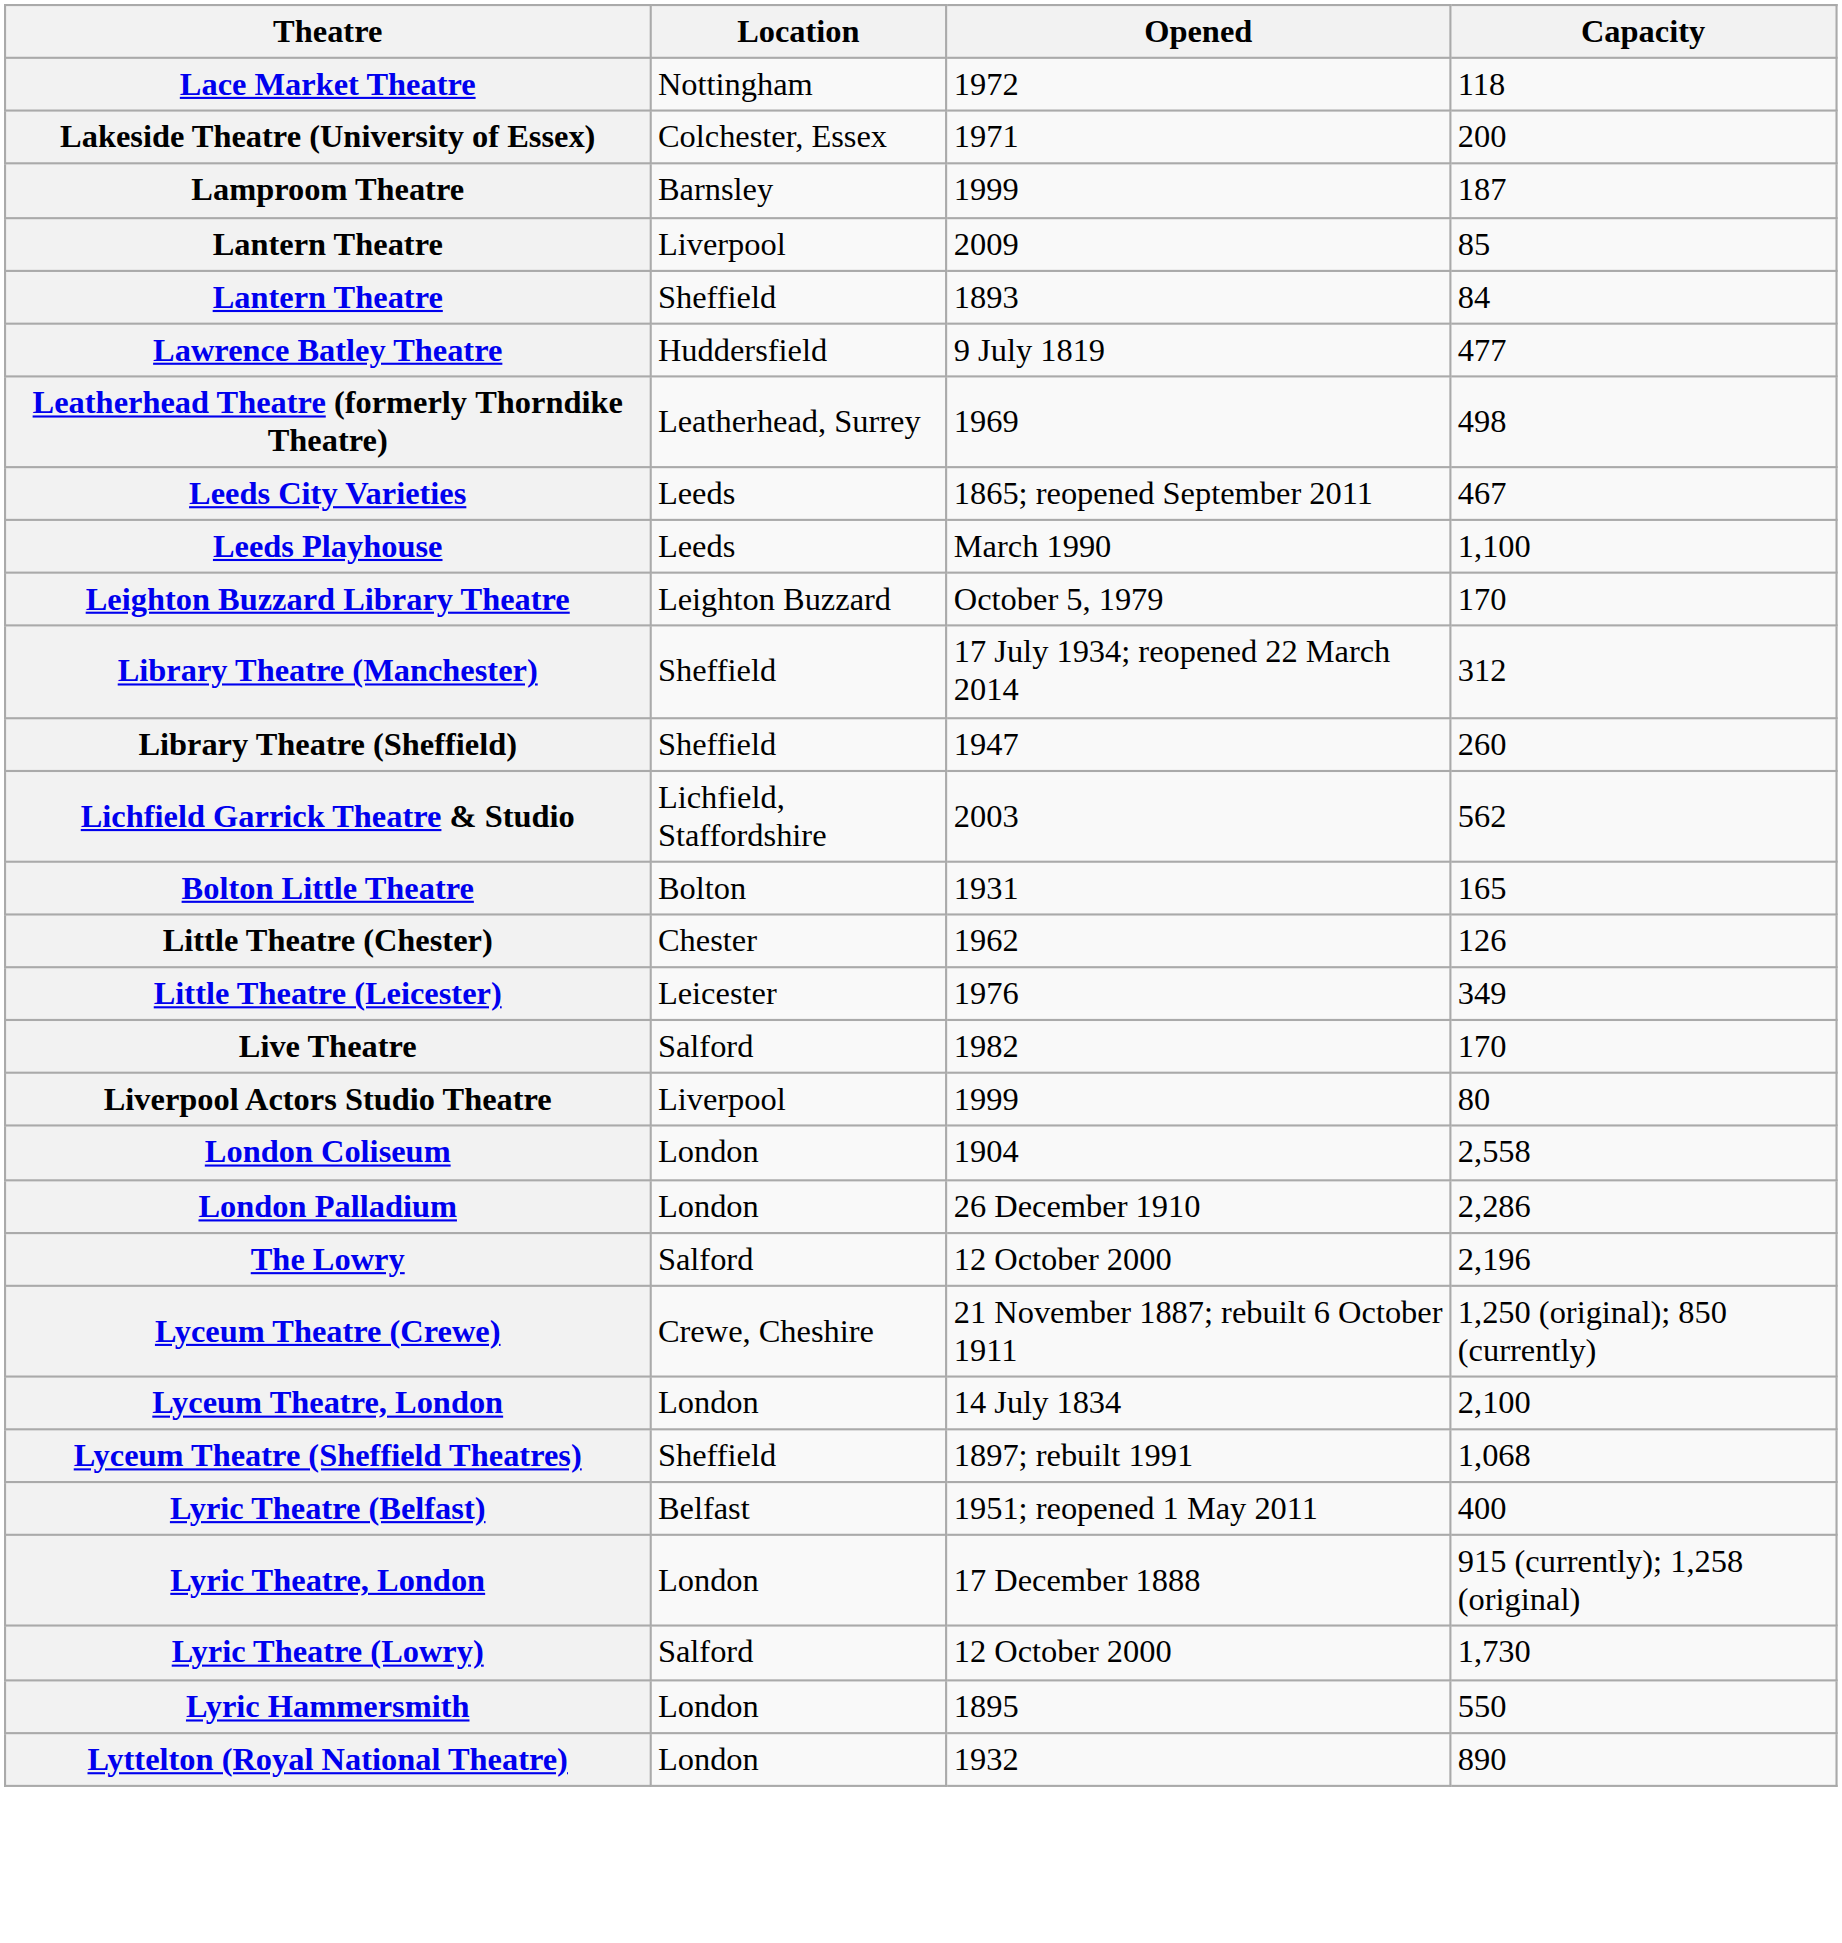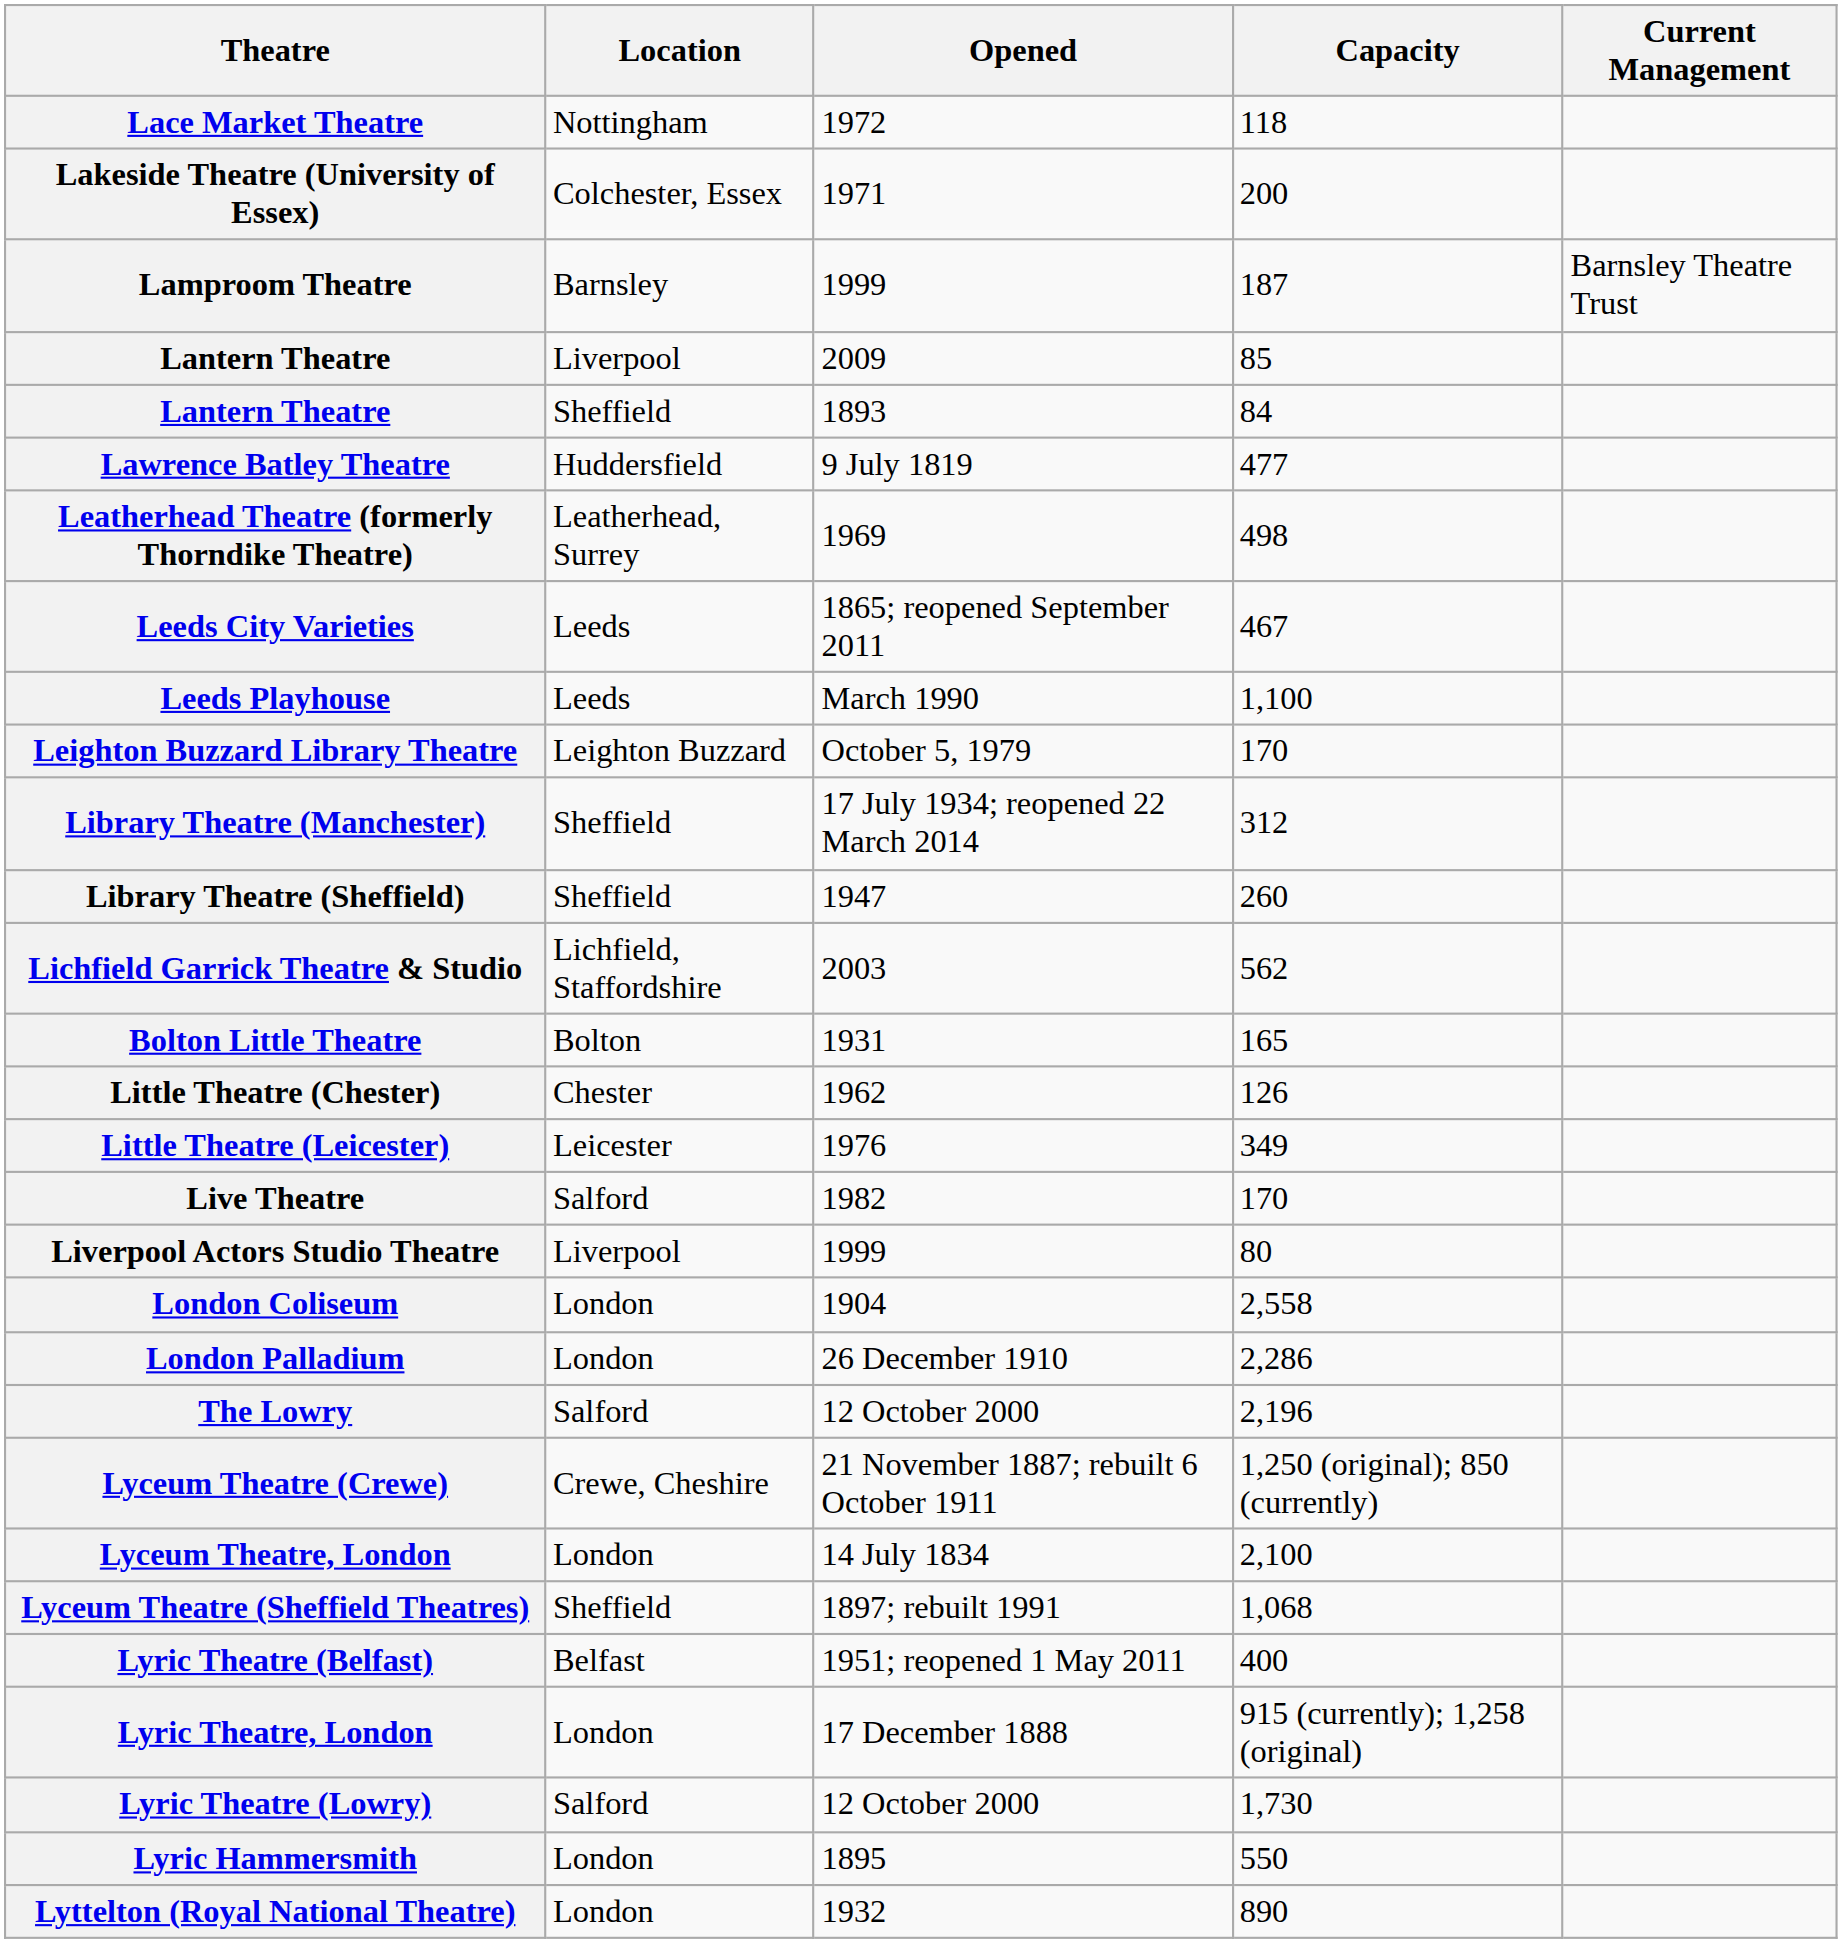+ column: (1699, 50)
